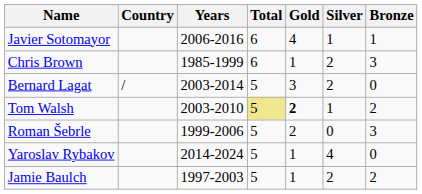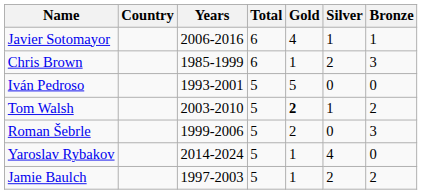+ row: (46, 85)
- row: (50, 85)
(254, 108) khaki background -> (254, 108) no background
